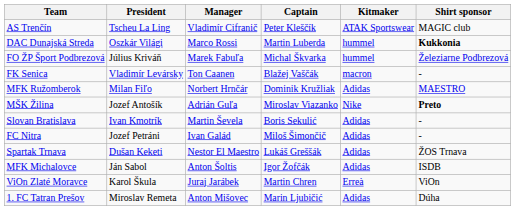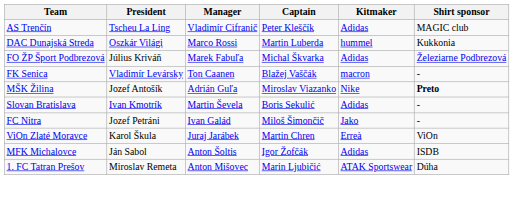(378, 27) ATAK Sportswear -> (354, 27) Adidas
(439, 43) bold -> (436, 43) normal
(358, 58) hummel -> (354, 58) Adidas
- row: (44, 89)
(356, 136) Adidas -> (350, 120) Jako
- row: (36, 151)
rows swapped: (47, 182) <-> (41, 167)
(356, 197) Adidas -> (376, 167) ATAK Sportswear
